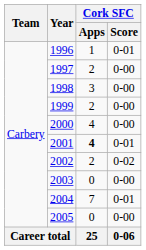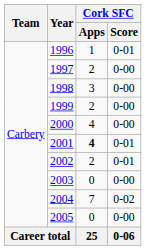(124, 161) 0-02 -> (124, 161) 0-01
(124, 198) 0-01 -> (124, 198) 0-02
